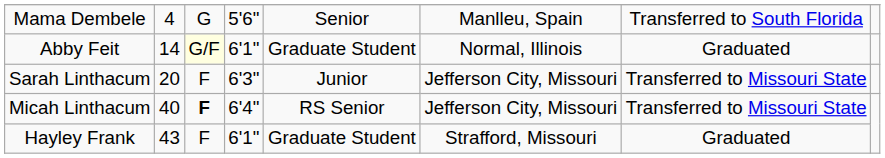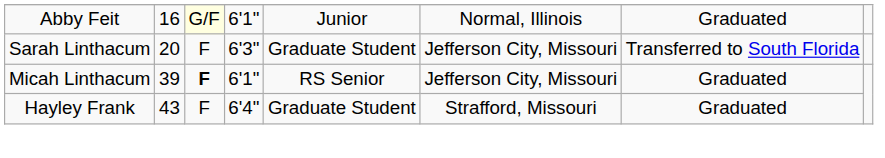- row: (80, 19)
(169, 49) 14 -> (169, 19) 16
(342, 49) Graduate Student -> (342, 19) Junior
(342, 78) Junior -> (342, 49) Graduate Student
(746, 78) Transferred to Missouri State -> (743, 49) Transferred to South Florida
(169, 108) 40 -> (169, 78) 39
(244, 108) 6'4" -> (244, 78) 6'1"
(746, 108) Transferred to Missouri State -> (743, 78) Graduated
(244, 138) 6'1" -> (244, 108) 6'4"
